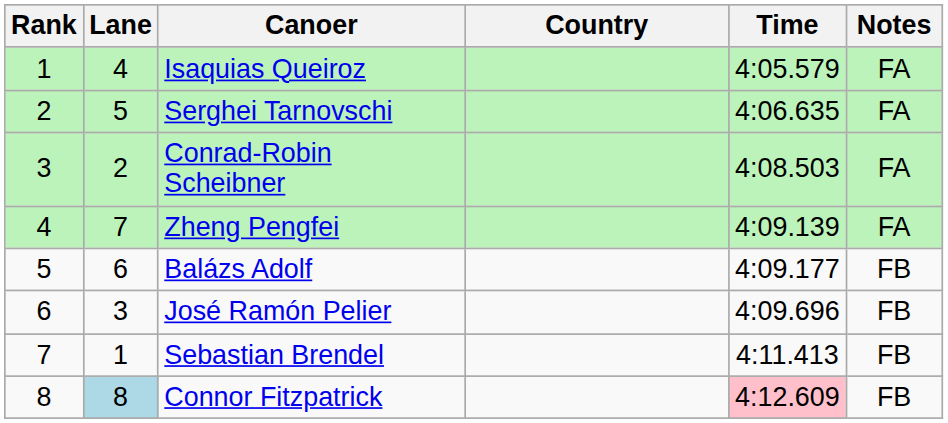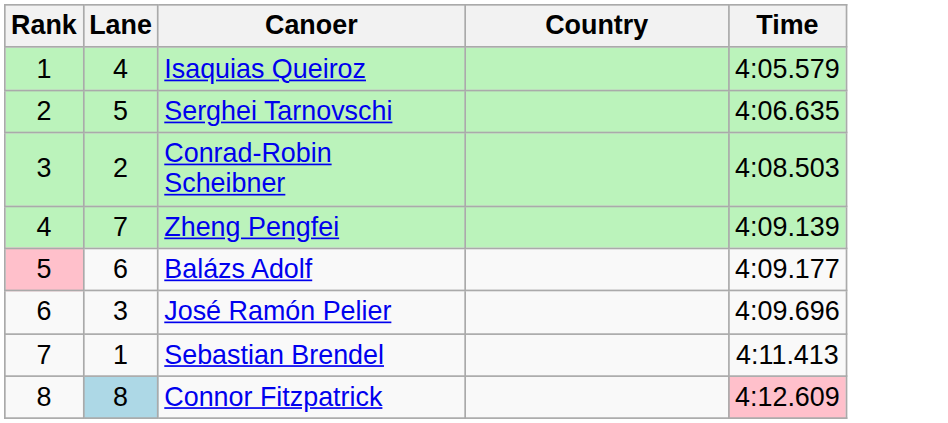- column: (894, 25)
(44, 269) no background -> (44, 269) pink background
